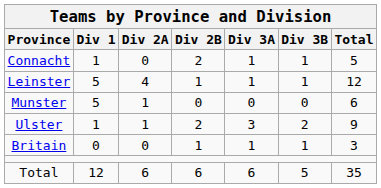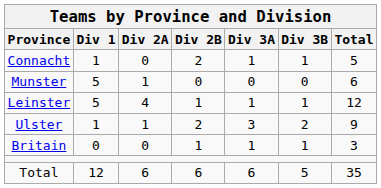rows swapped: (39, 82) <-> (39, 103)
